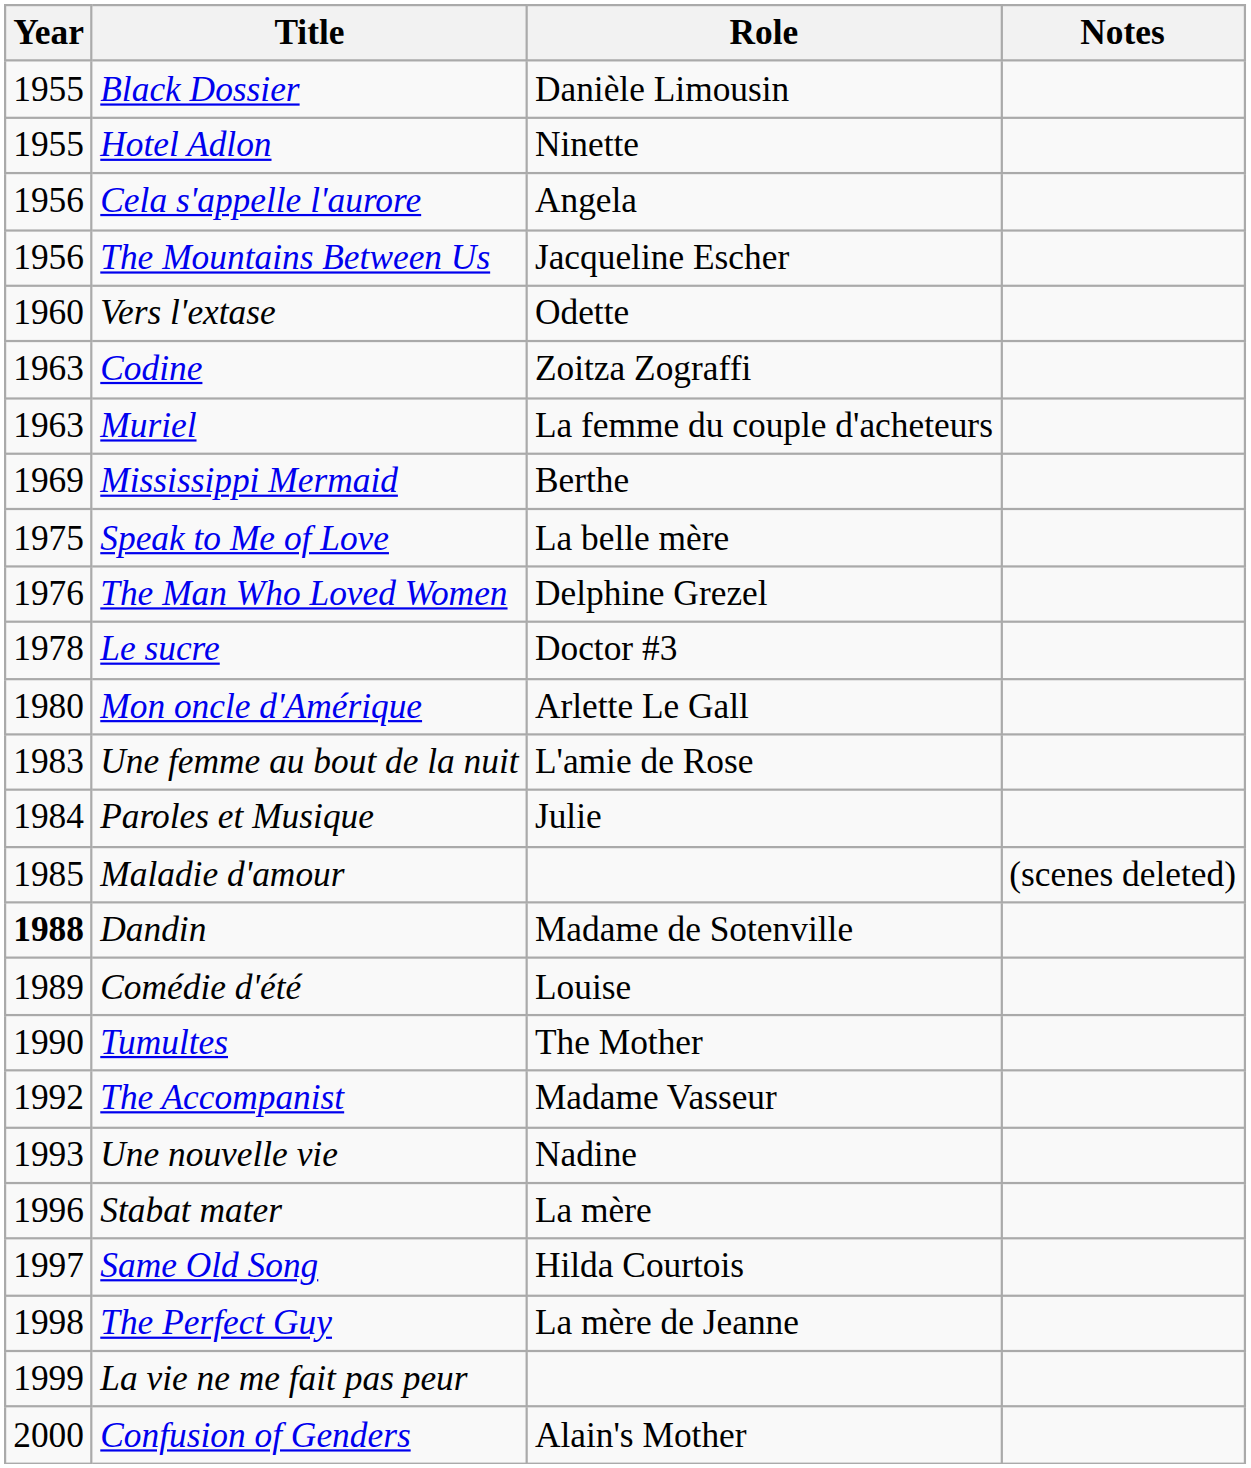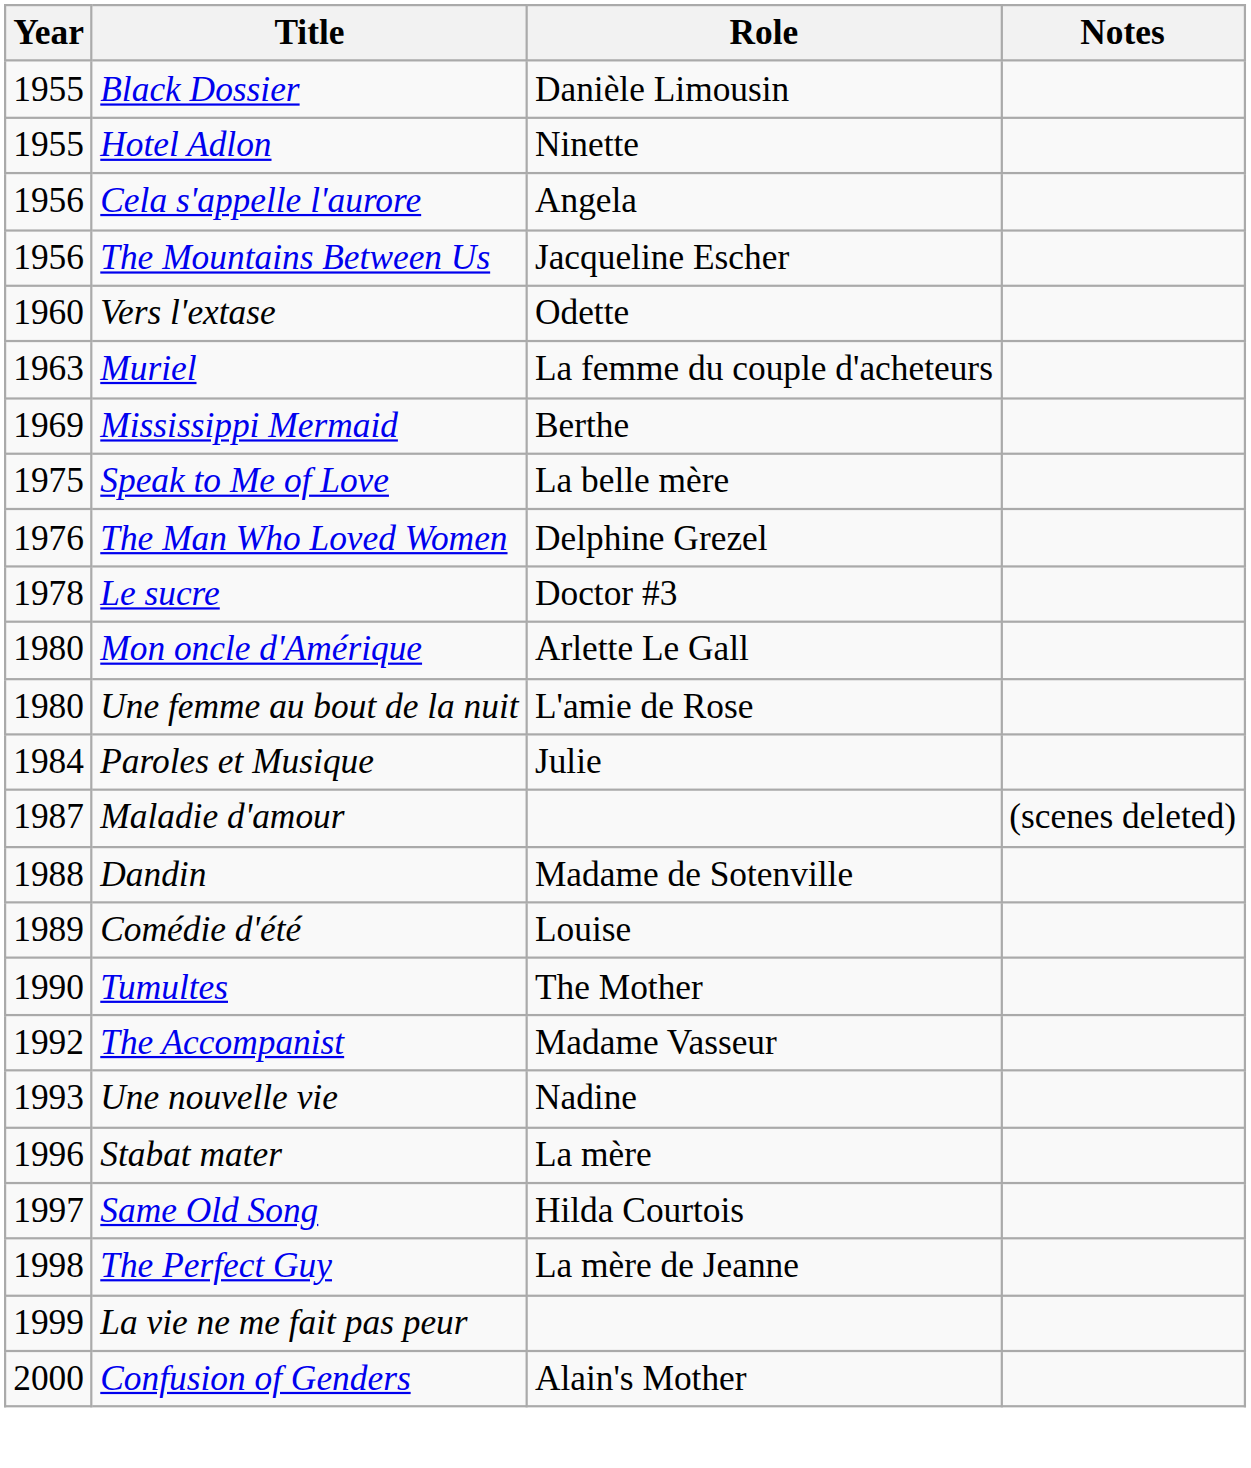- row: (151, 369)
(49, 761) 1983 -> (49, 705) 1980
(49, 873) 1985 -> (49, 817) 1987
(49, 929) bold -> (49, 873) normal
